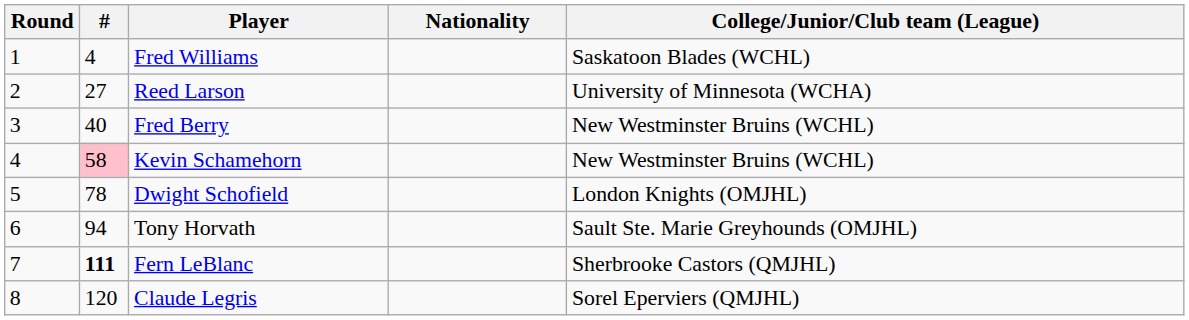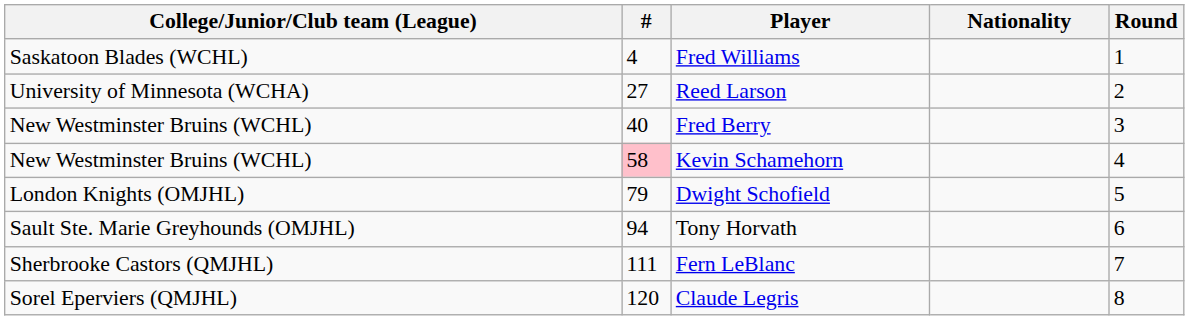columns swapped: (42, 21) <-> (875, 21)
(96, 194) 78 -> (637, 194) 79
(100, 263) bold -> (642, 263) normal
